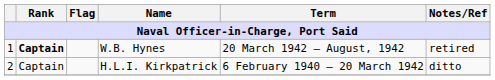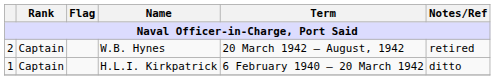(10, 48) 1 -> (10, 48) 2
(41, 48) bold -> (41, 48) normal
(10, 66) 2 -> (10, 66) 1
